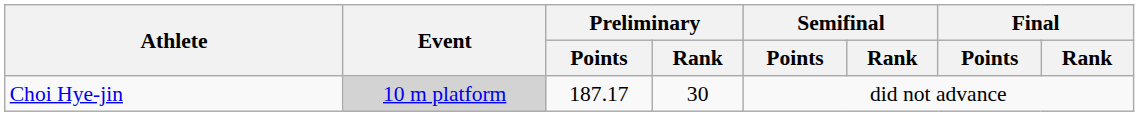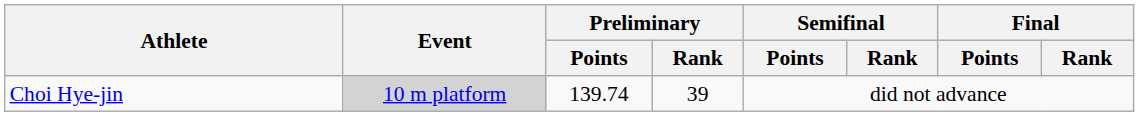(599, 93) 187.17 -> (599, 93) 139.74
(698, 93) 30 -> (698, 93) 39
